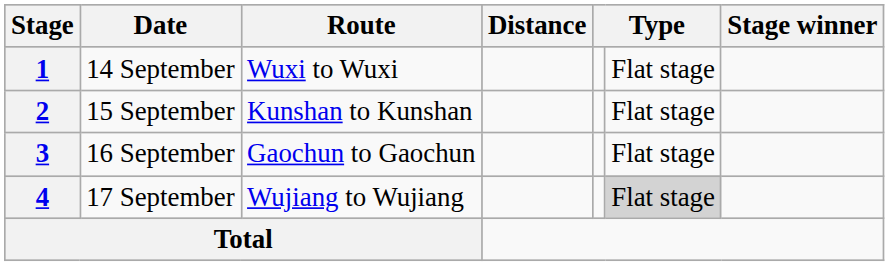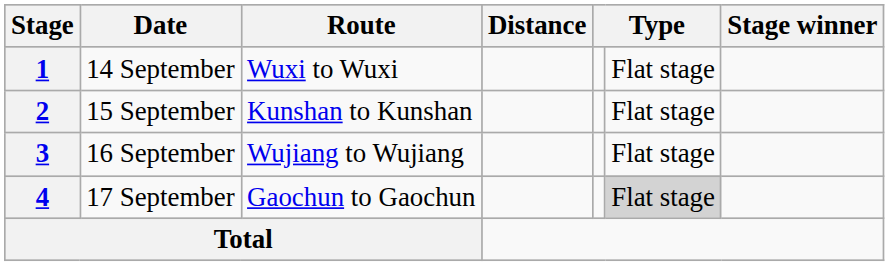(361, 153) Gaochun to Gaochun -> (355, 153) Wujiang to Wujiang
(355, 196) Wujiang to Wujiang -> (361, 196) Gaochun to Gaochun
